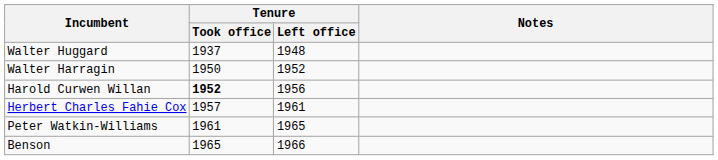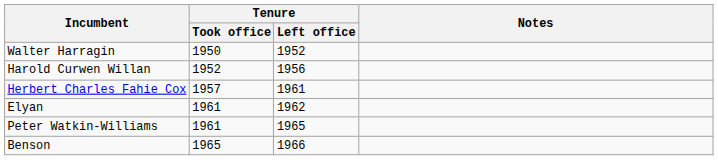- row: (58, 52)
(207, 89) bold -> (207, 70) normal
+ row: (25, 108)
